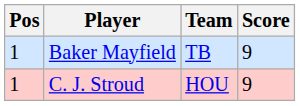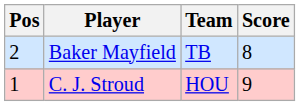(14, 52) 1 -> (14, 52) 2
(247, 52) 9 -> (247, 52) 8
